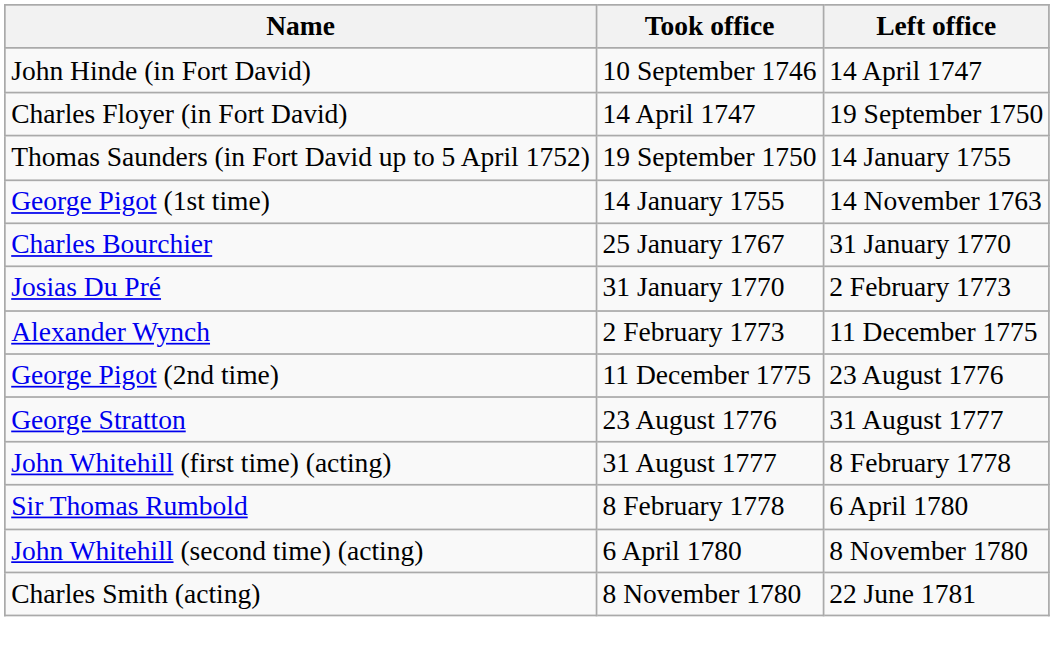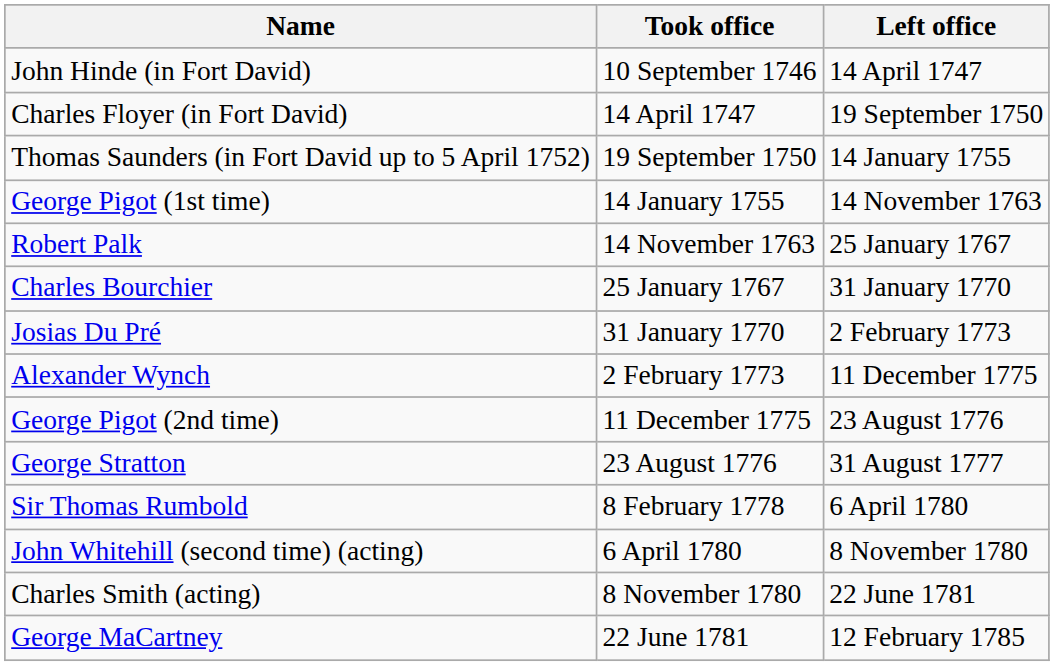+ row: (77, 244)
- row: (201, 462)
+ row: (117, 637)
